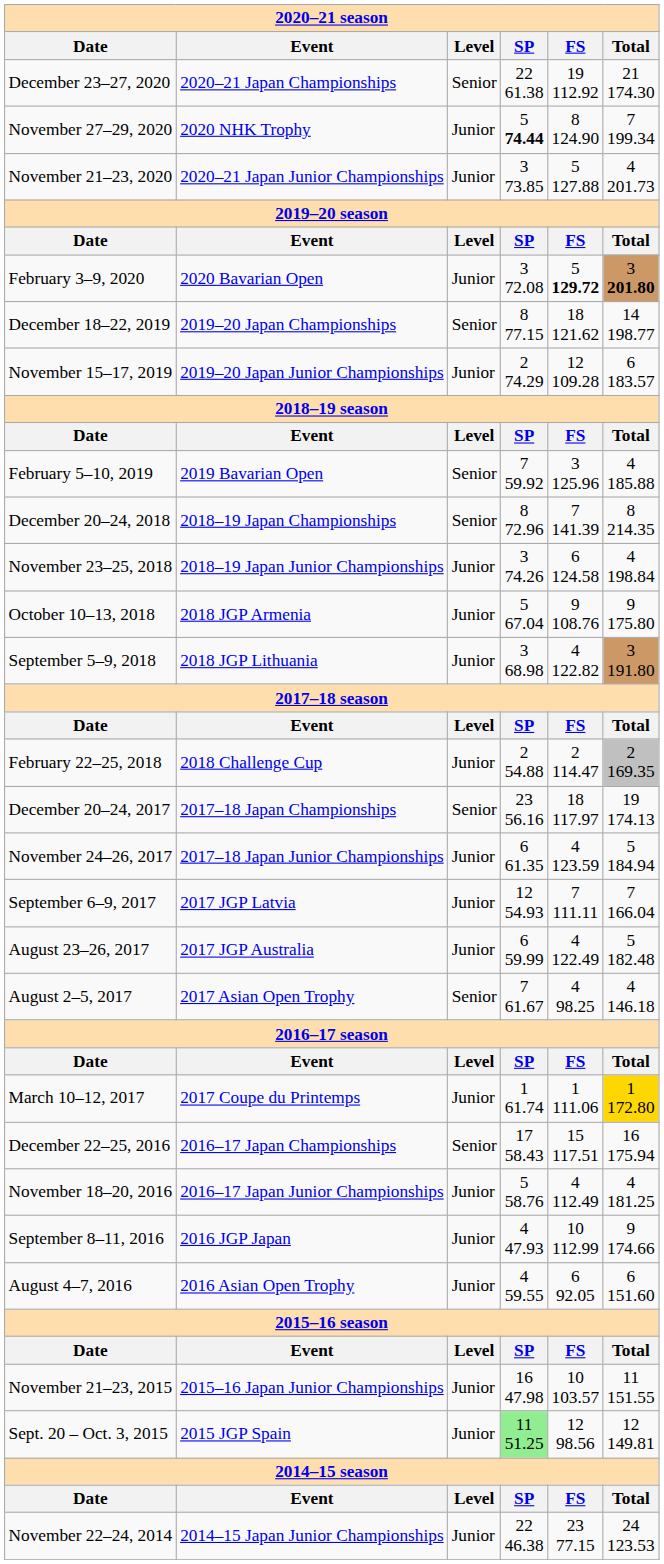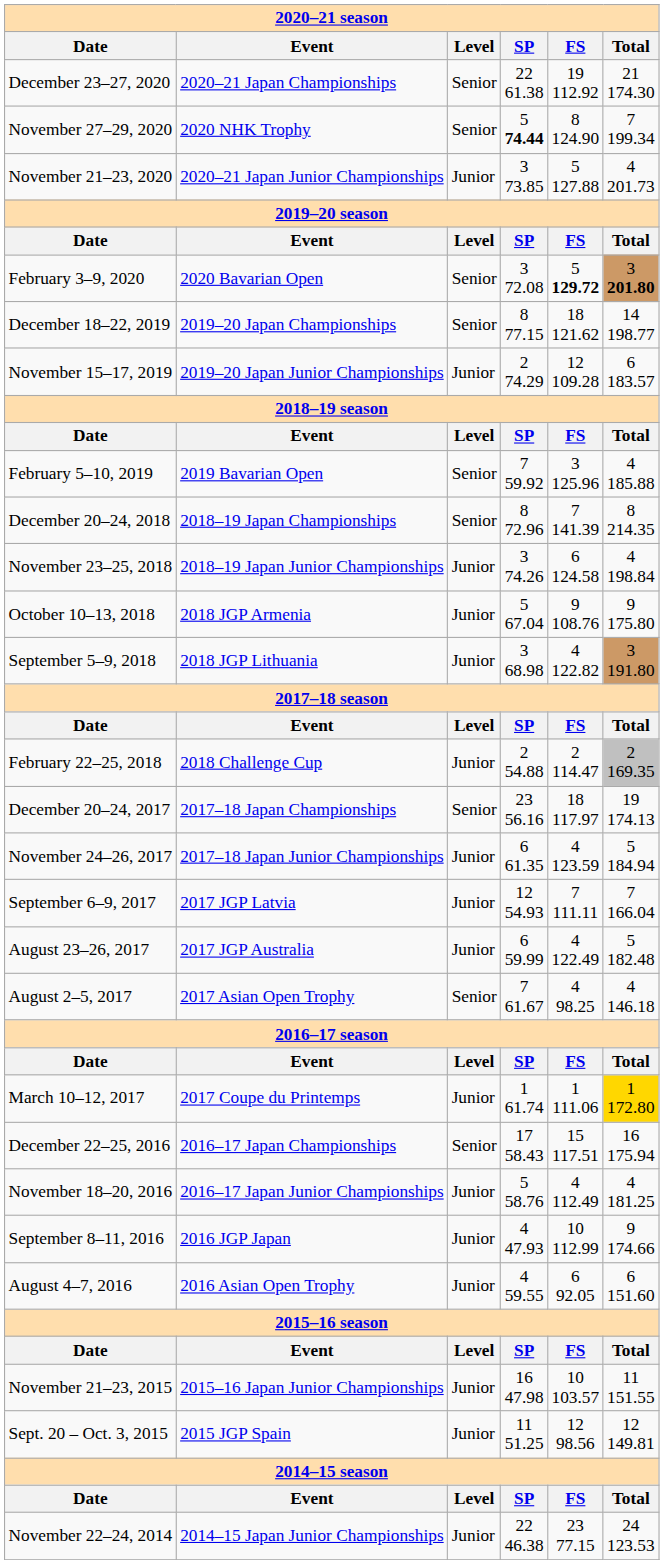(473, 129) Junior -> (474, 129) Senior
(473, 278) Junior -> (474, 278) Senior
(524, 1434) lightgreen background -> (524, 1434) no background
